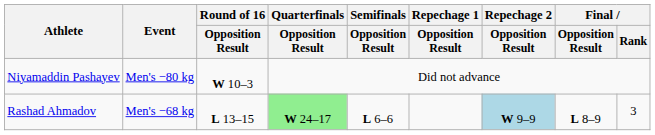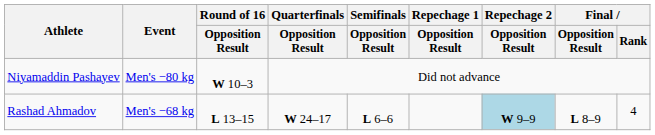(308, 119) lightgreen background -> (308, 119) no background
(633, 112) 3 -> (633, 112) 4
